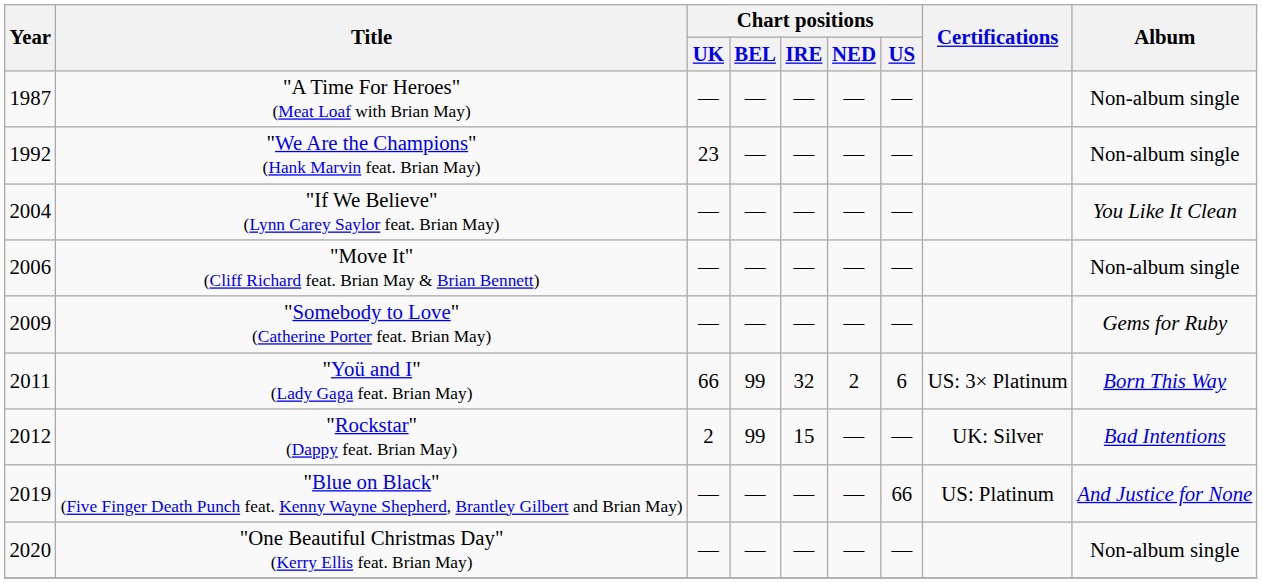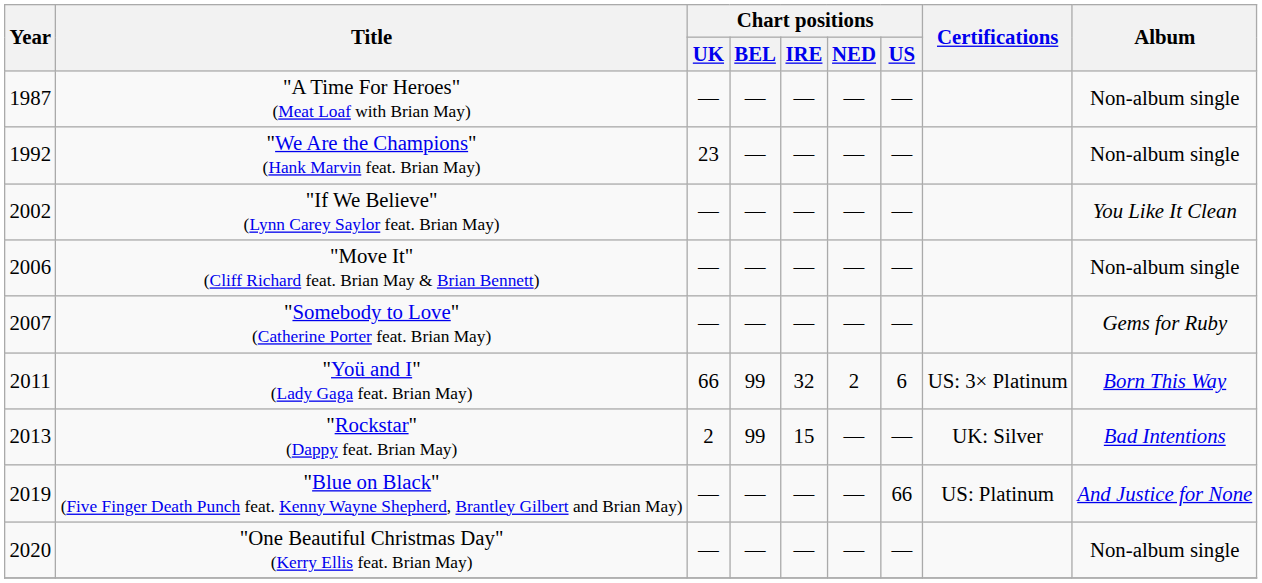(30, 211) 2004 -> (30, 211) 2002
(30, 324) 2009 -> (30, 324) 2007
(30, 436) 2012 -> (30, 436) 2013
